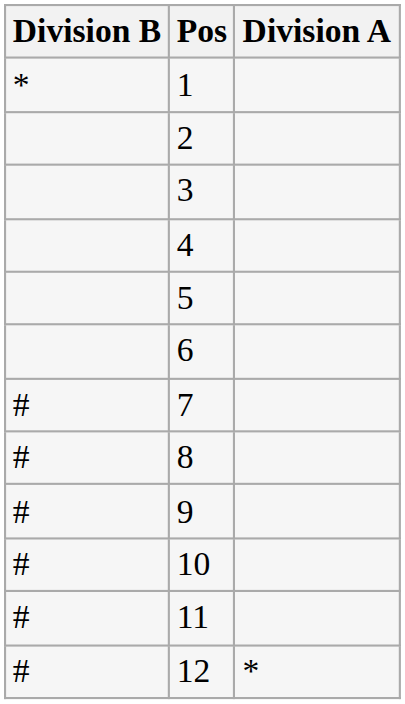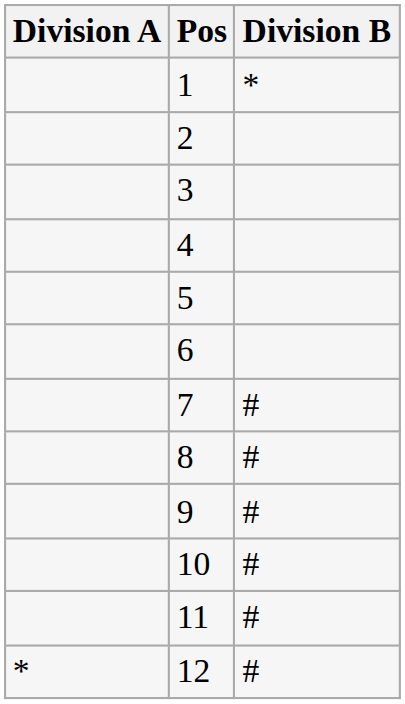columns swapped: (317, 31) <-> (87, 31)
